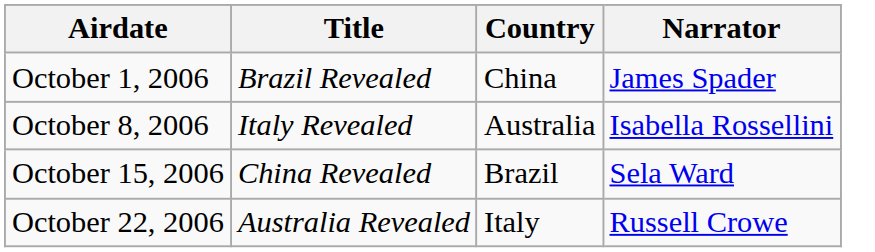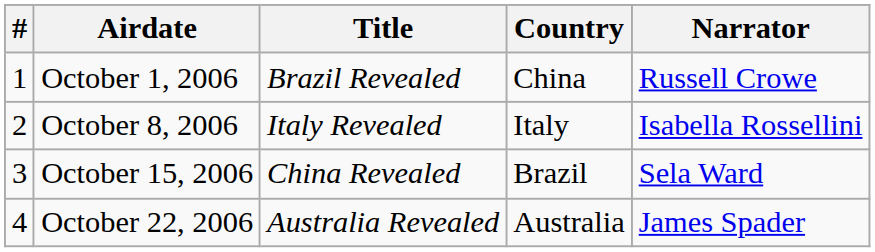+ column: (20, 28)
(693, 76) James Spader -> (728, 76) Russell Crowe
(540, 125) Australia -> (541, 125) Italy
(512, 221) Italy -> (569, 221) Australia
(699, 221) Russell Crowe -> (722, 221) James Spader
